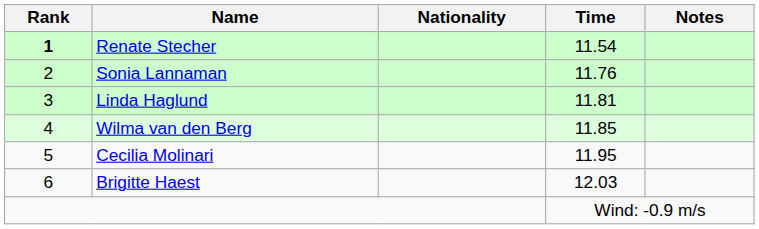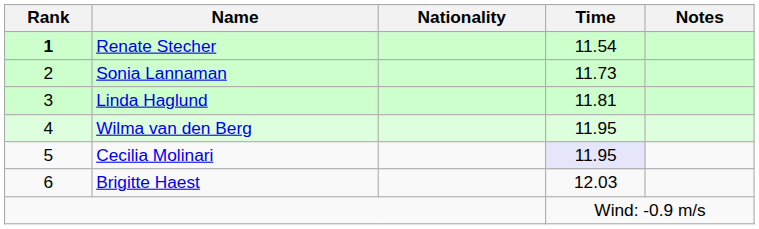(596, 73) 11.76 -> (596, 73) 11.73
(596, 127) 11.85 -> (596, 127) 11.95
(596, 155) no background -> (596, 155) lavender background
